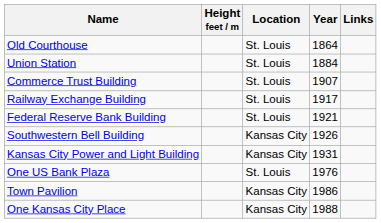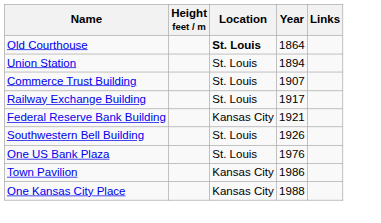(268, 44) normal -> (237, 44) bold
(325, 63) 1884 -> (292, 63) 1894
(268, 117) St. Louis -> (243, 117) Kansas City
(276, 136) Kansas City -> (235, 136) St. Louis
- row: (103, 154)
